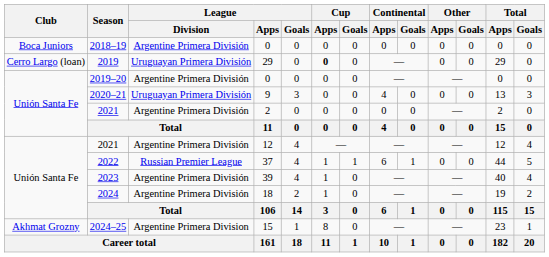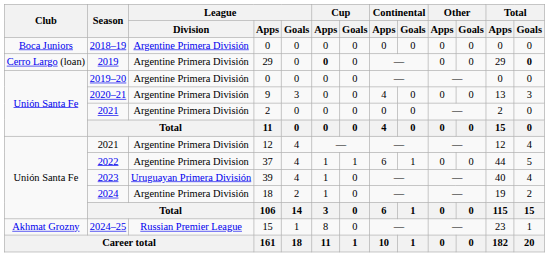(191, 62) Uruguayan Primera División -> (191, 62) Argentine Primera División
(529, 62) normal -> (529, 62) bold
(191, 95) Uruguayan Primera División -> (191, 95) Argentine Primera División
(191, 161) Russian Premier League -> (191, 161) Argentine Primera Division
(191, 177) Argentine Primera División -> (191, 177) Uruguayan Primera División
(191, 227) Argentine Primera Division -> (191, 227) Russian Premier League
